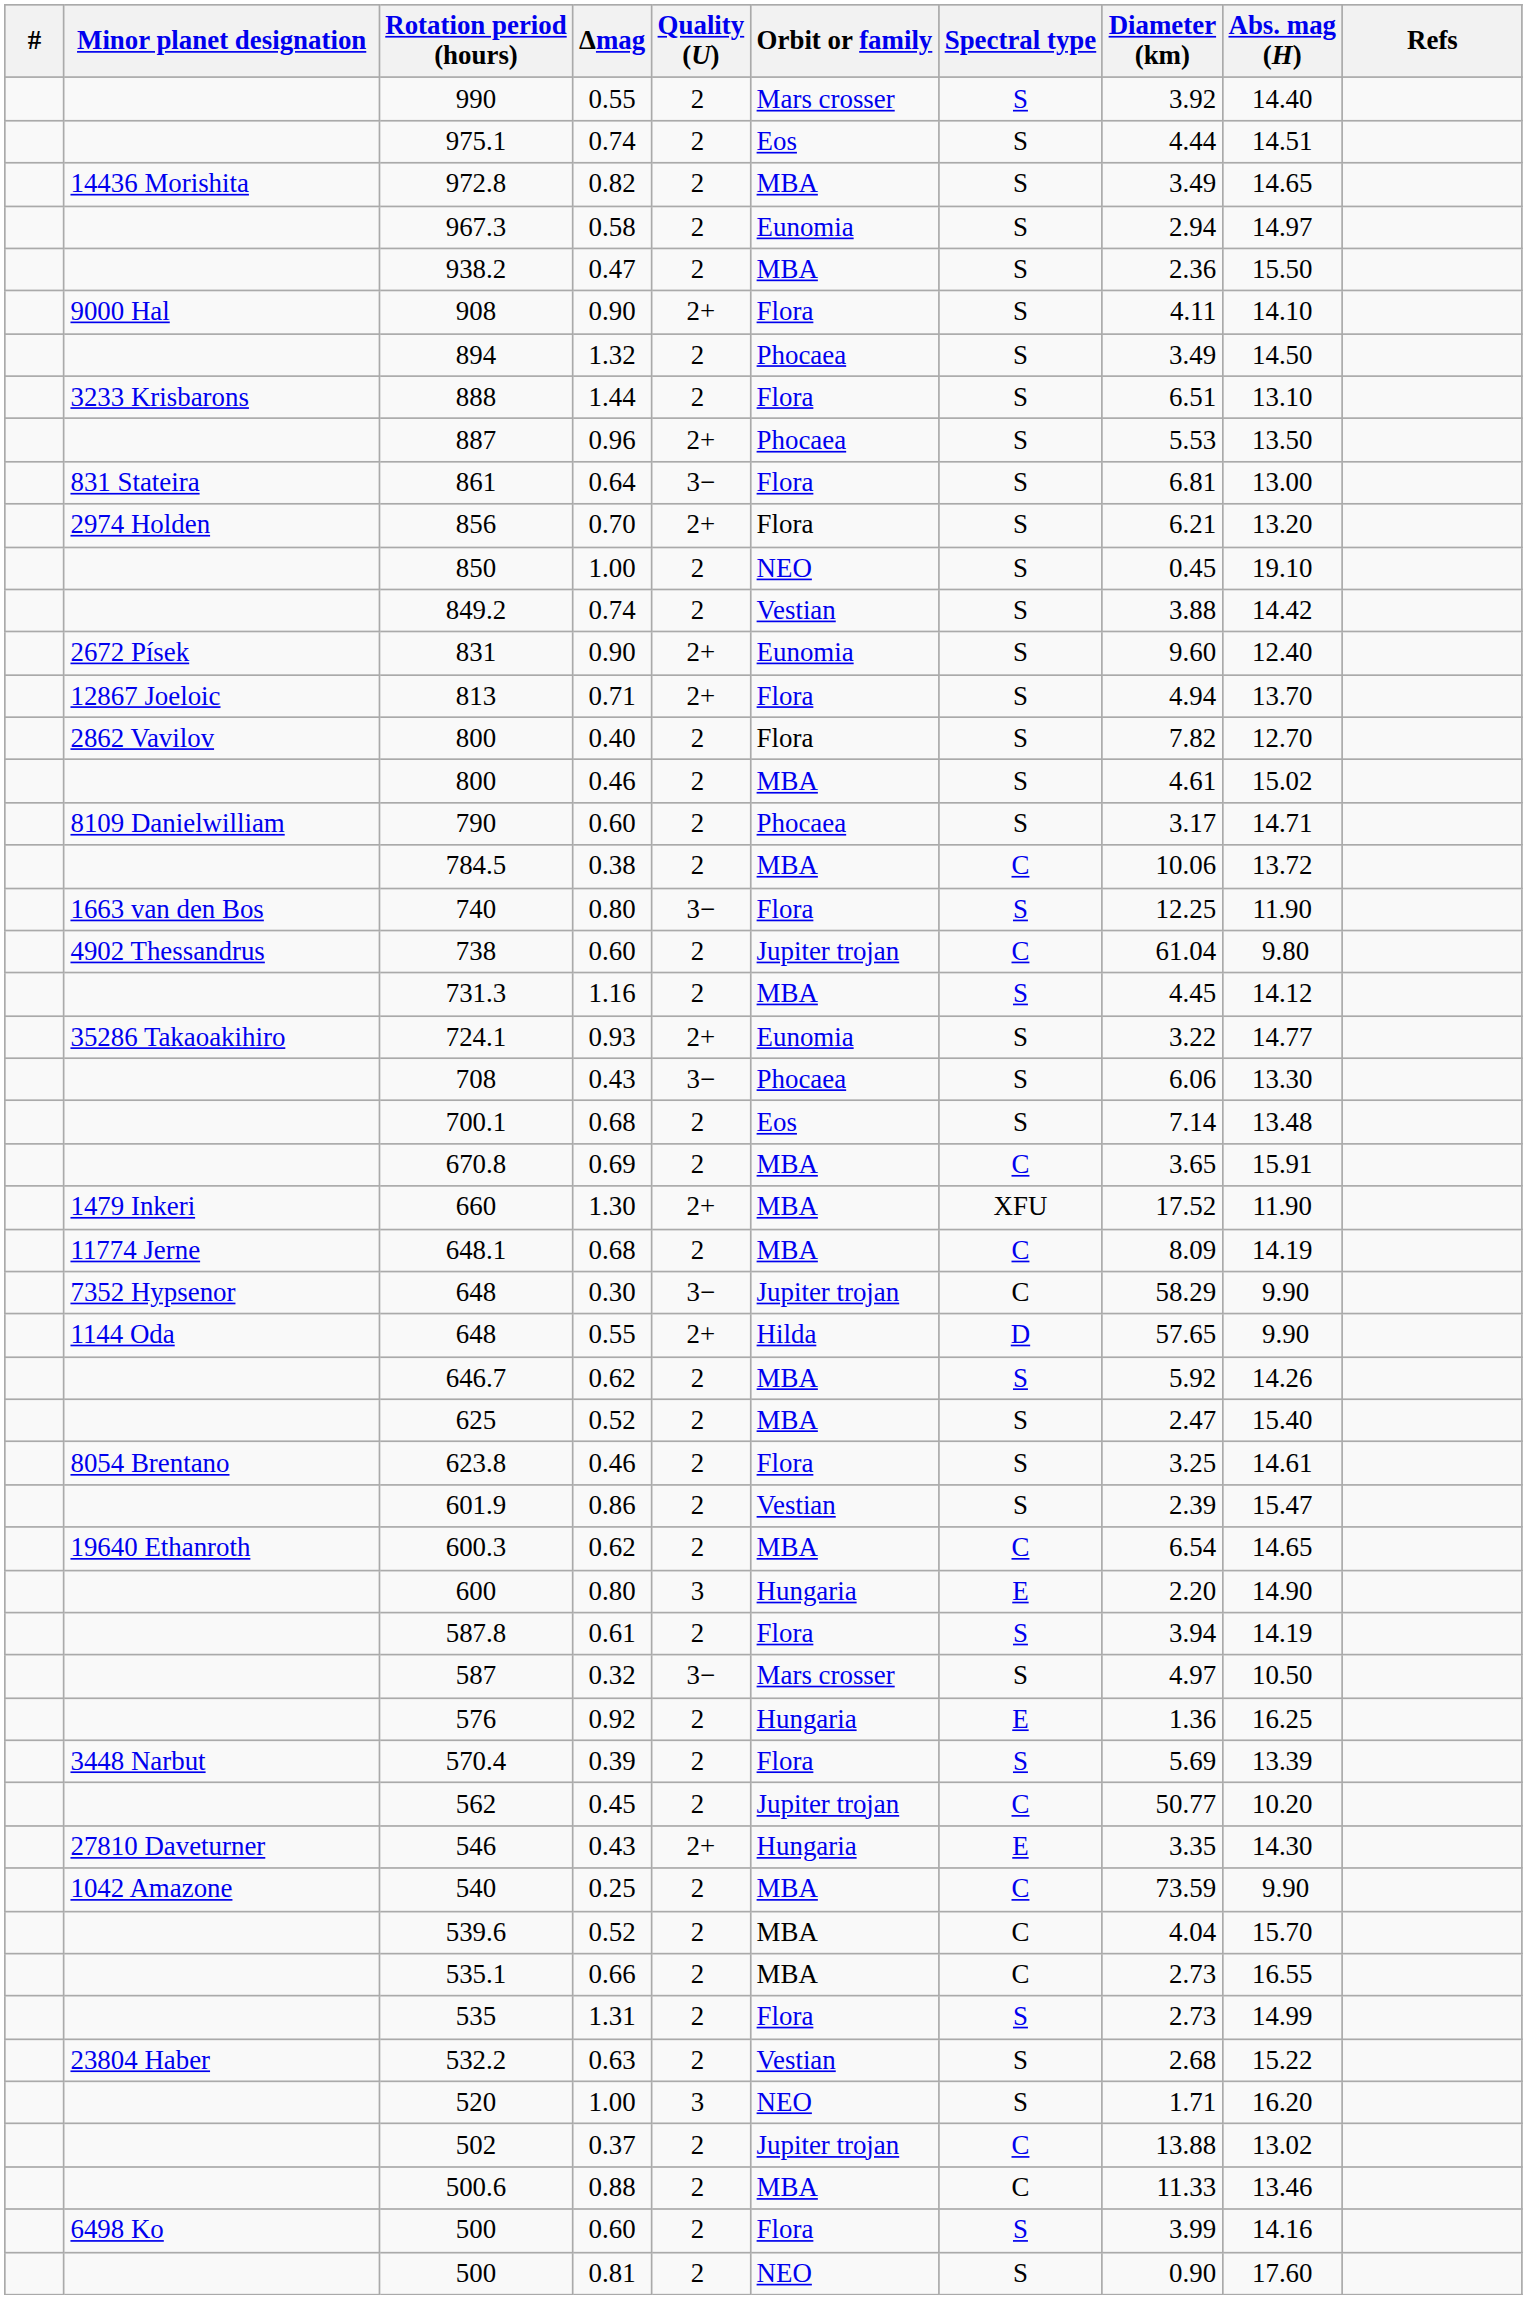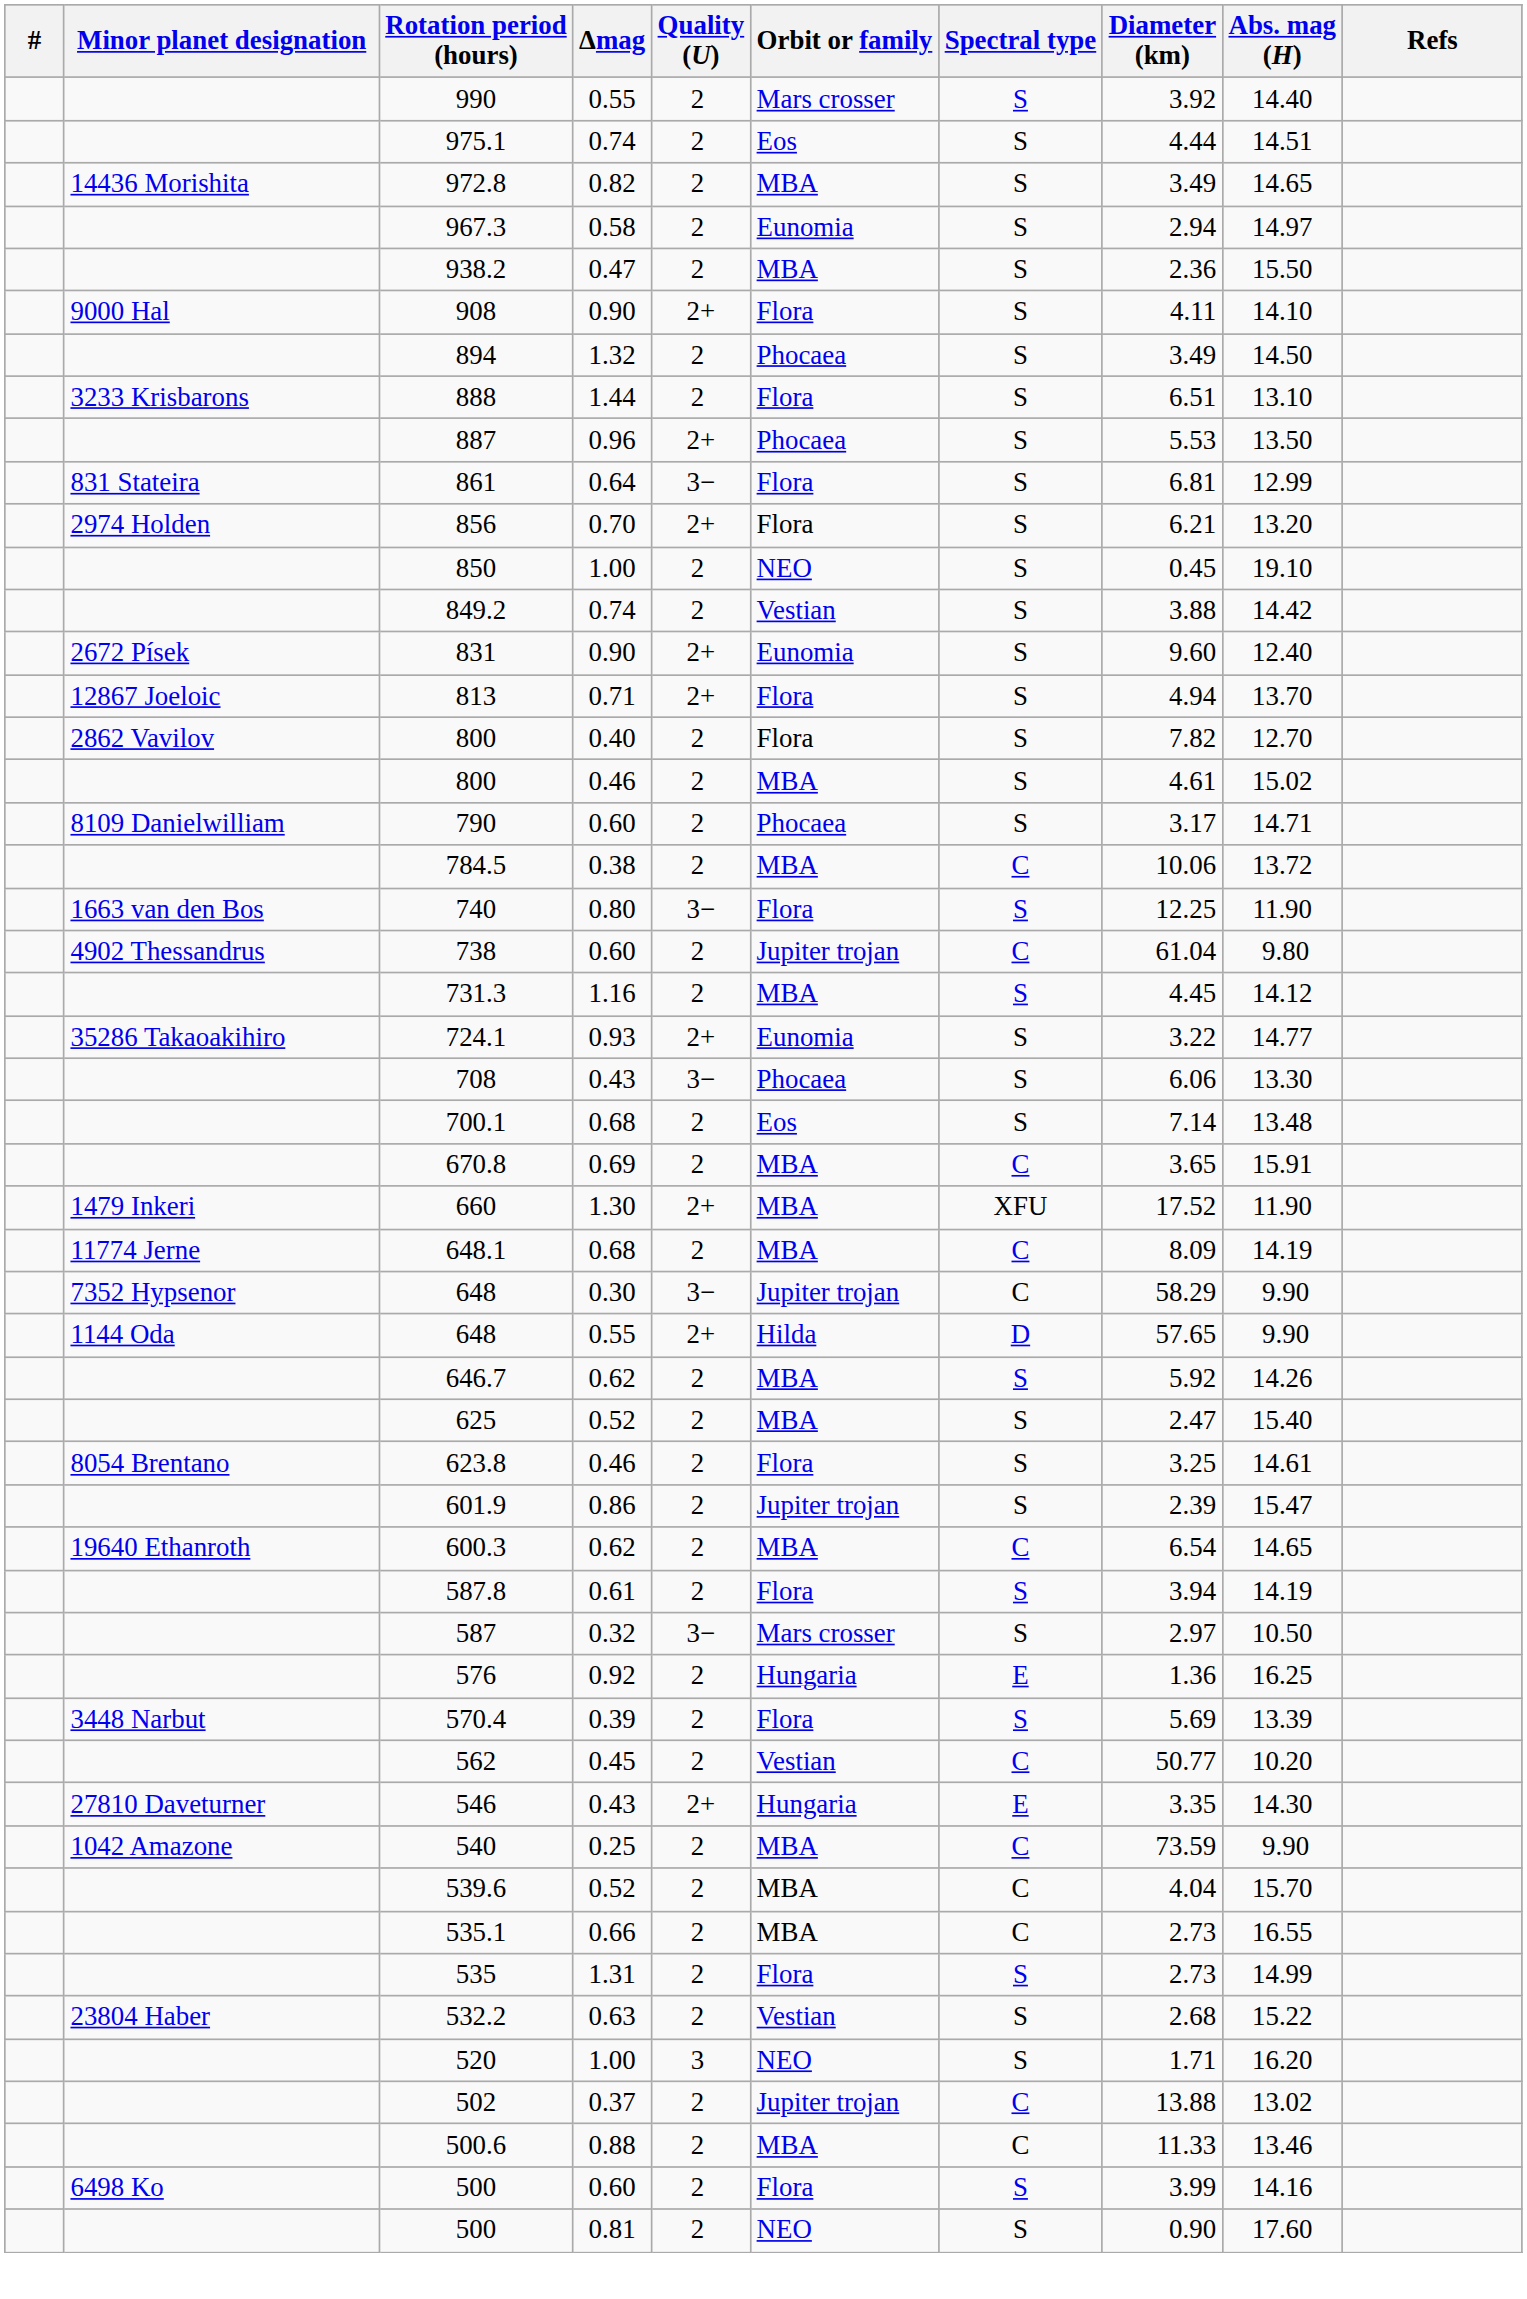(1282, 482) 13.00 -> (1282, 482) 12.99
(796, 1505) Vestian -> (828, 1505) Jupiter trojan
- row: (476, 1590)
(1193, 1675) 4.97 -> (1193, 1633) 2.97
(828, 1803) Jupiter trojan -> (796, 1761) Vestian
